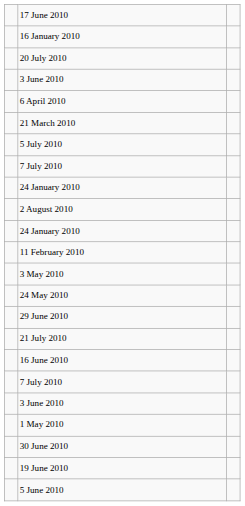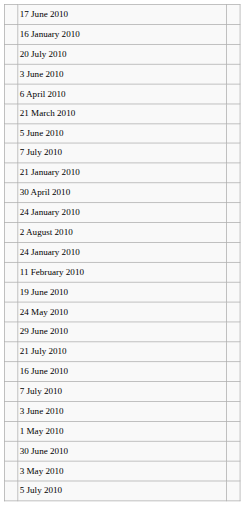rows swapped: (11, 490) <-> (11, 145)
+ row: (11, 173)
+ row: (11, 193)
rows swapped: (11, 274) <-> (11, 468)
